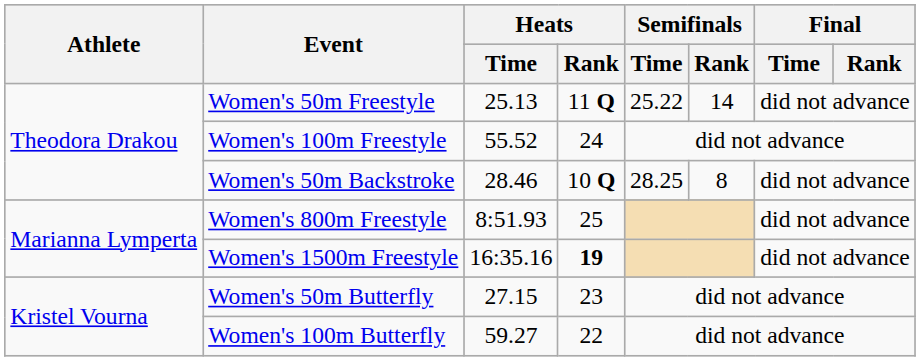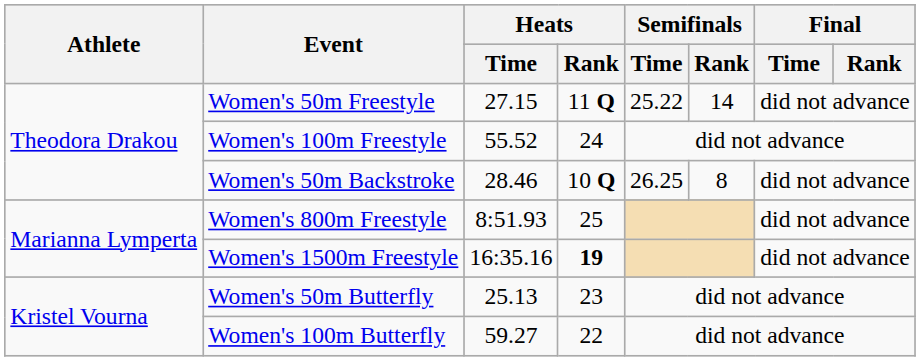(511, 102) 25.13 -> (511, 102) 27.15
(657, 180) 28.25 -> (657, 180) 26.25
(511, 297) 27.15 -> (511, 297) 25.13
